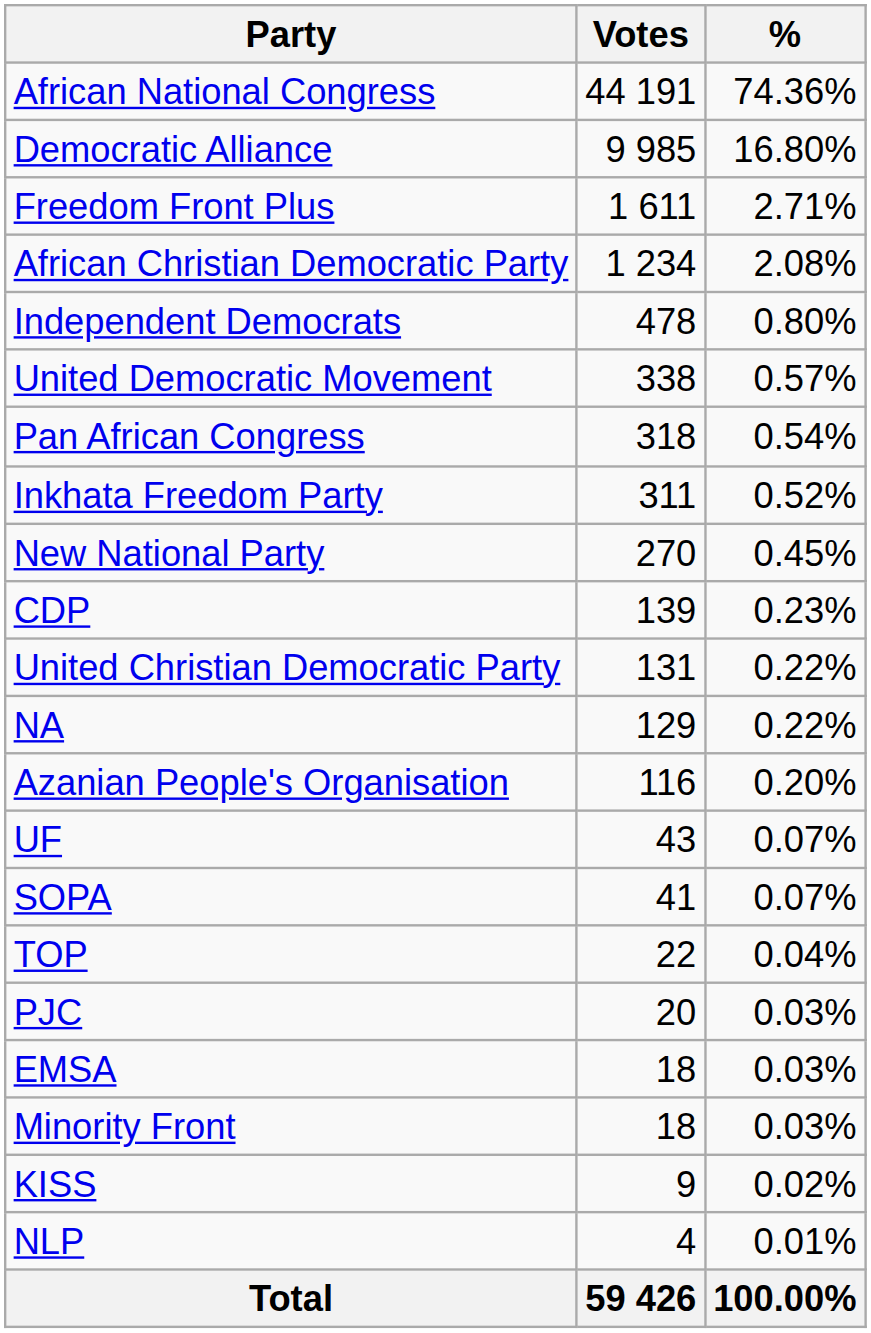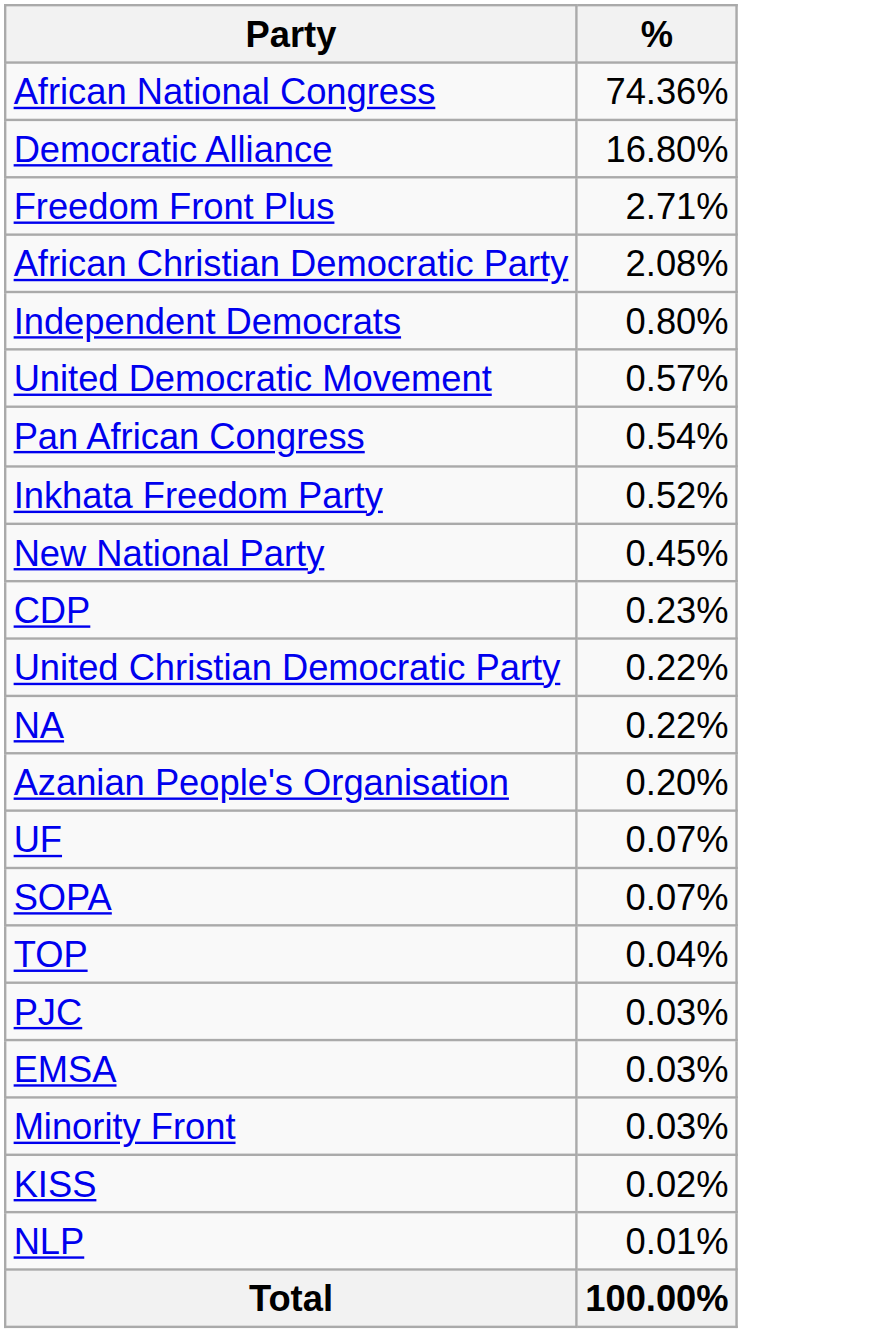- column: (641, 34)
